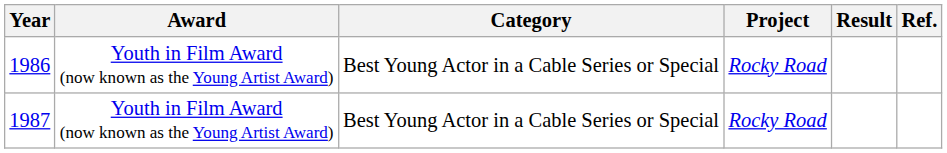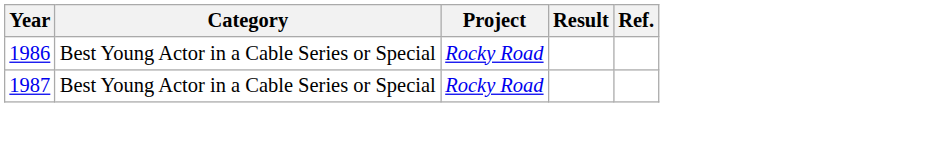- column: (197, 20)
